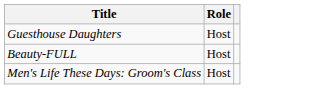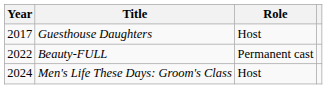+ column: (20, 14)
(219, 53) Host -> (275, 53) Permanent cast
